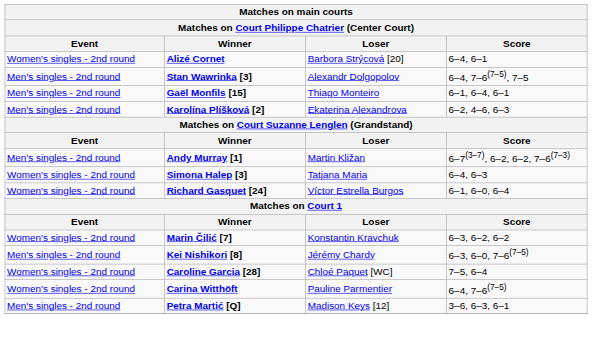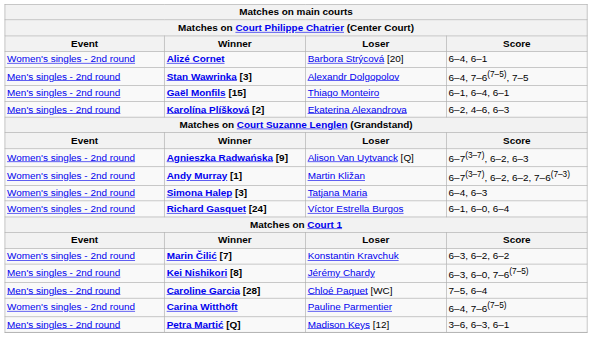+ row: (227, 157)
(64, 157) Men's singles - 2nd round -> (71, 176) Women's singles - 2nd round
(71, 272) Women's singles - 2nd round -> (64, 290) Men's singles - 2nd round
